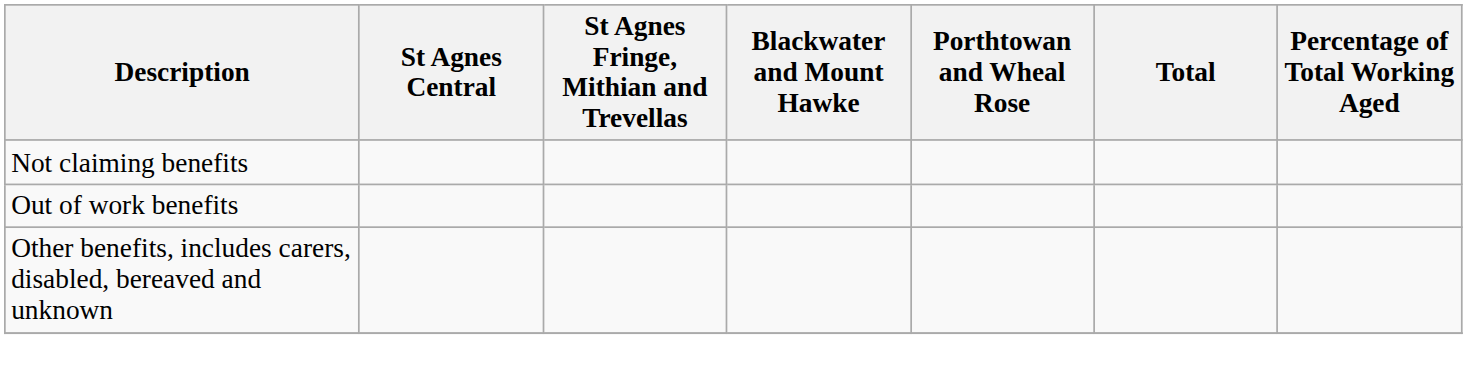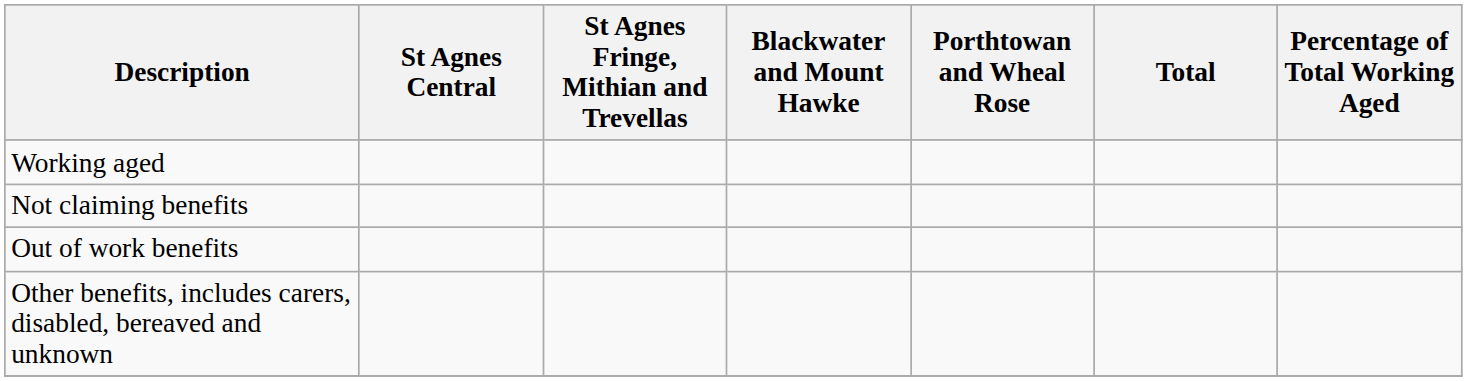+ row: (88, 161)
